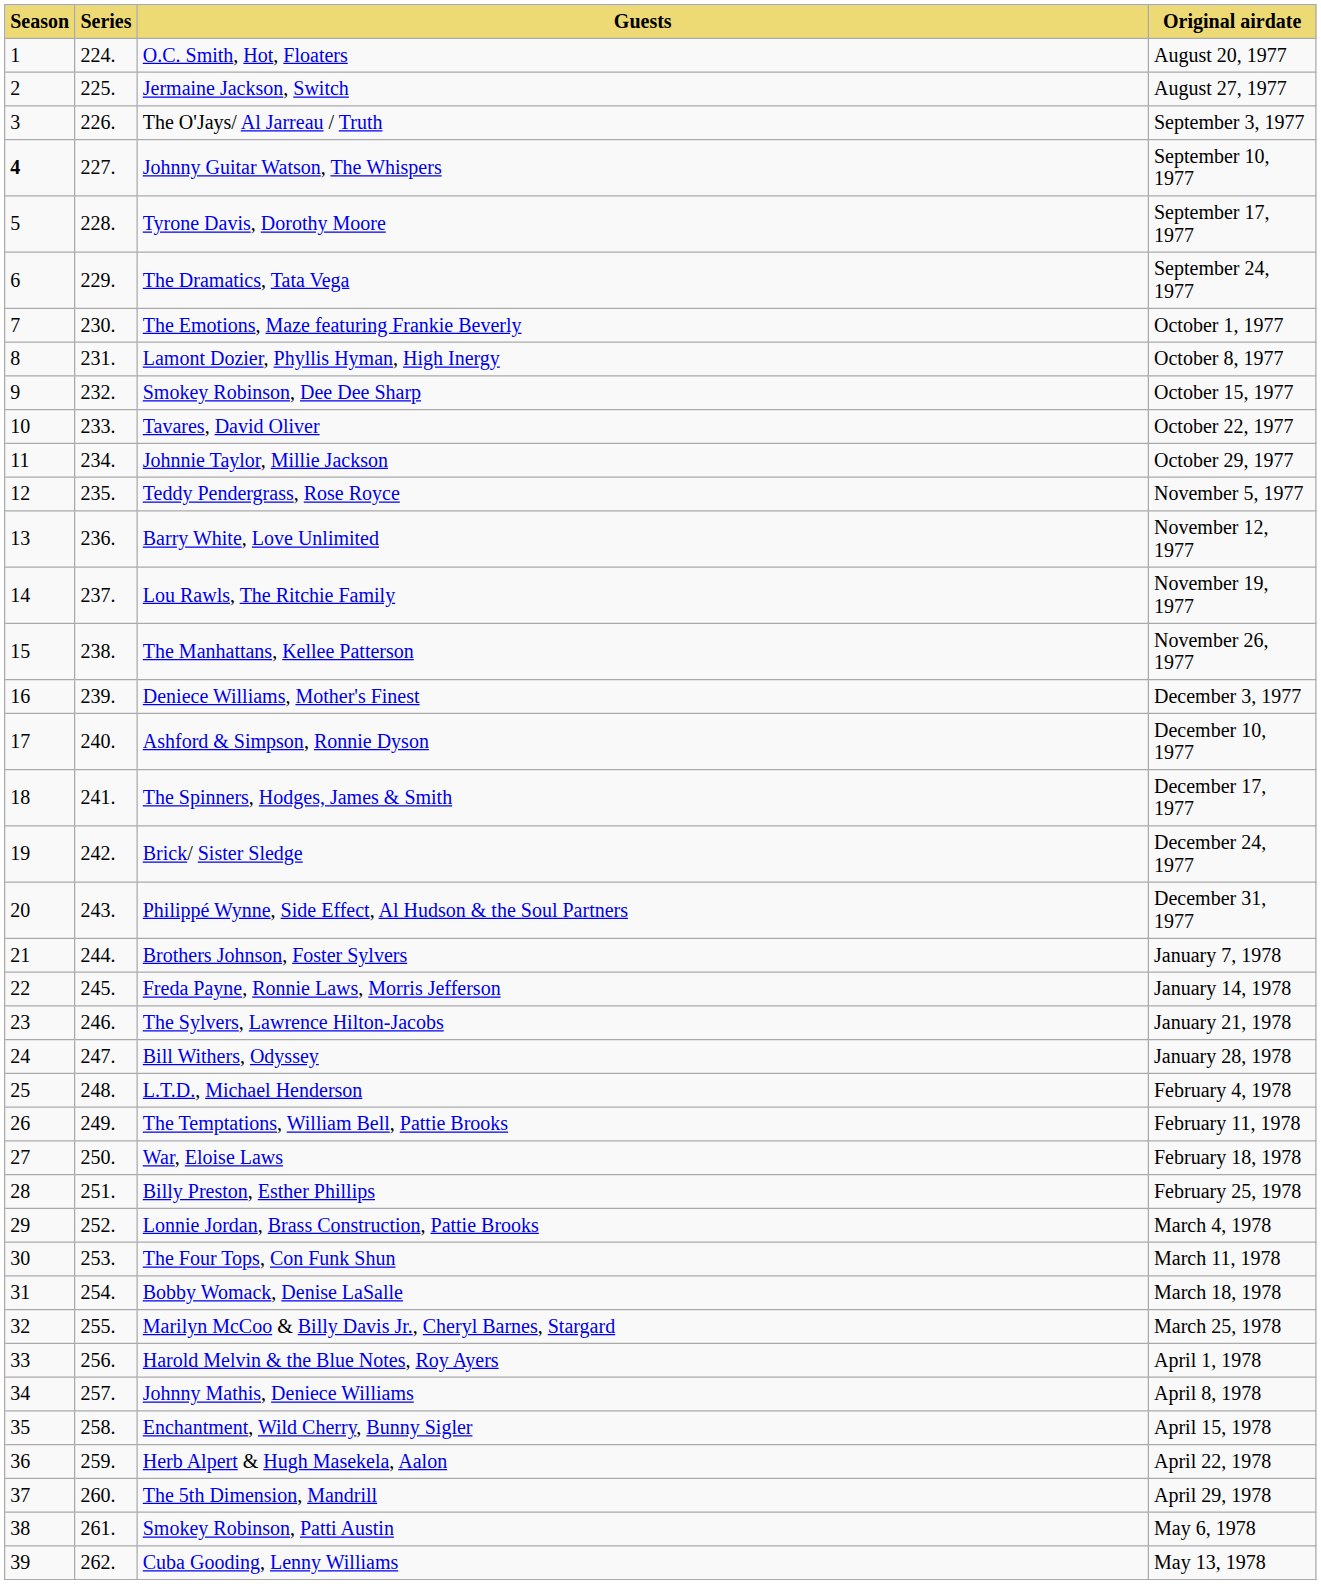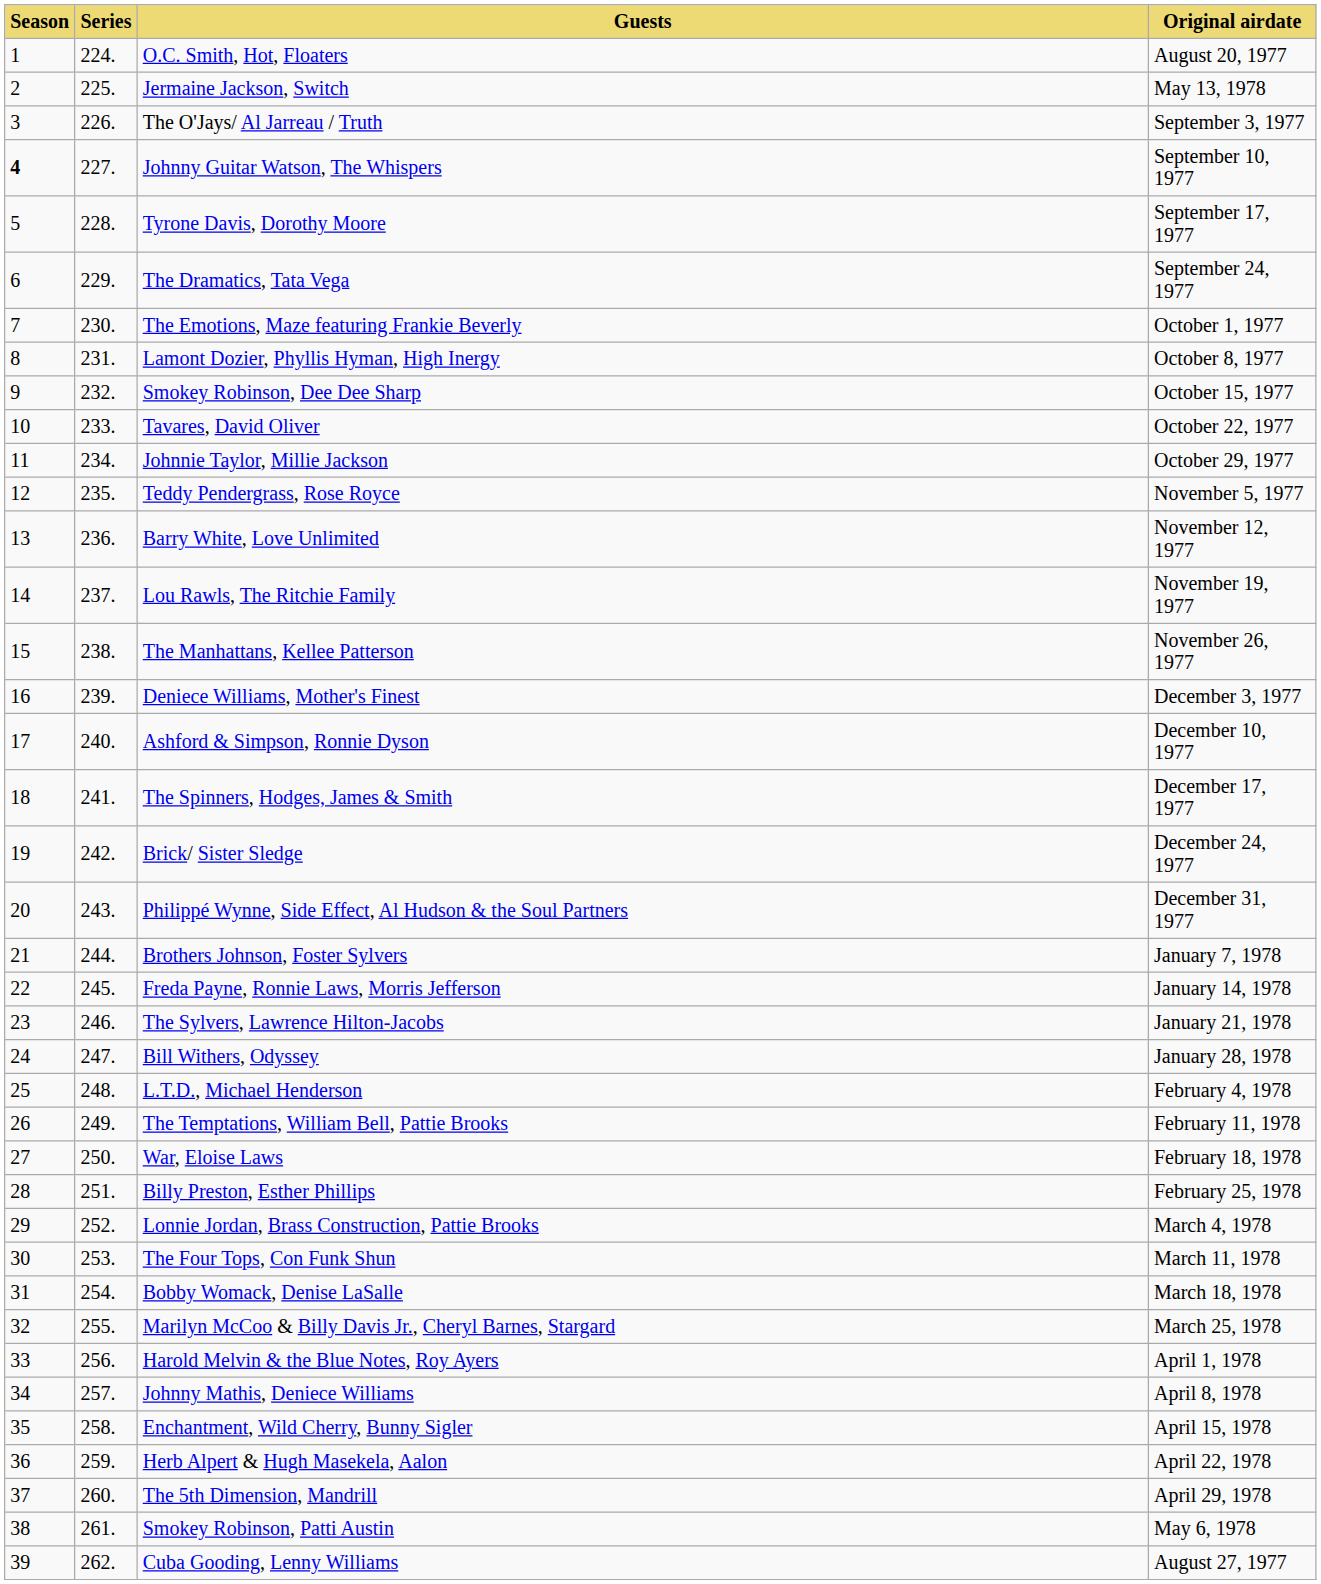(1220, 88) August 27, 1977 -> (1210, 88) May 13, 1978
(1210, 1562) May 13, 1978 -> (1220, 1562) August 27, 1977
